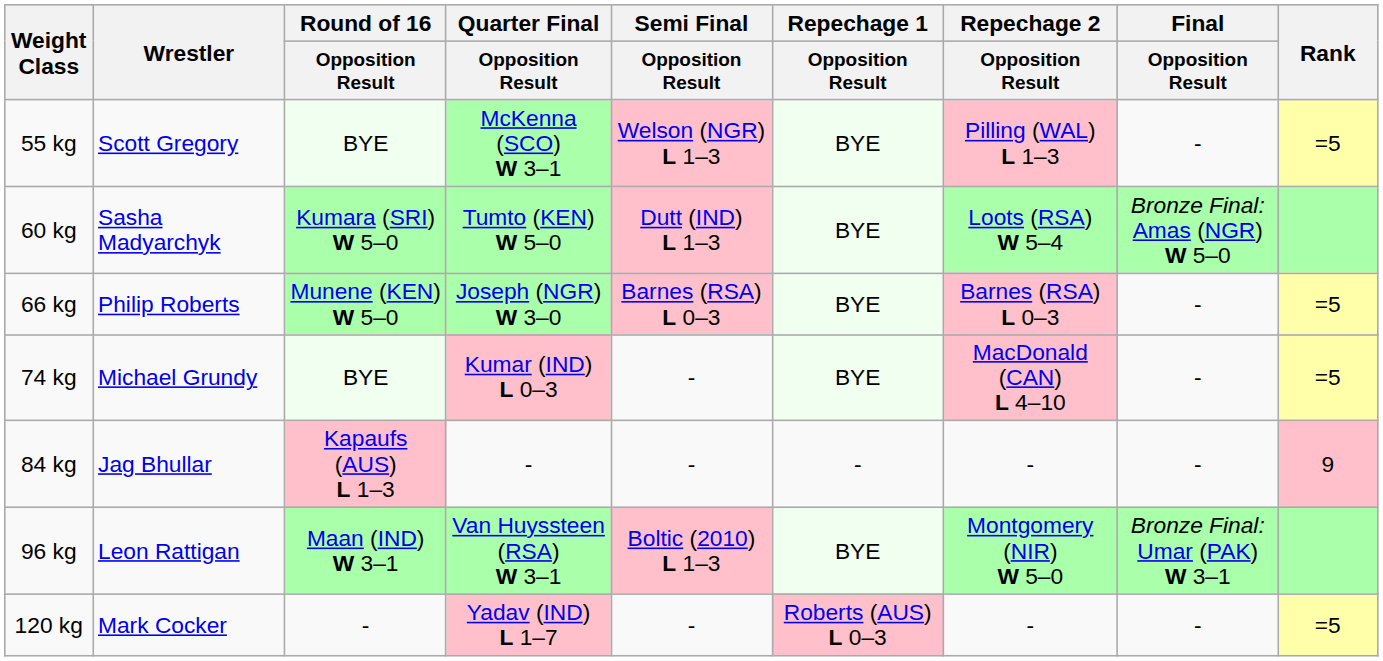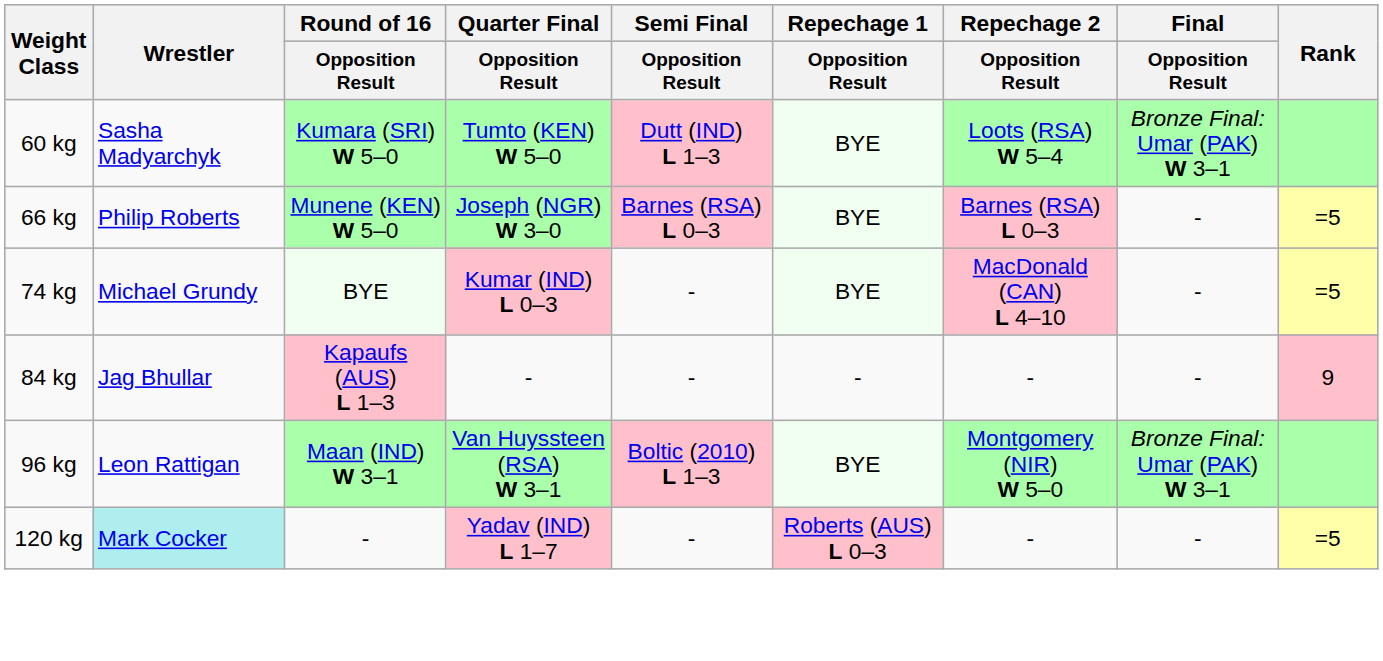- row: (49, 144)
(1198, 230) Bronze Final: Amas (NGR) W 5–0 -> (1198, 144) Bronze Final: Umar (PAK) W 3–1
(162, 625) no background -> (162, 538) paleturquoise background
